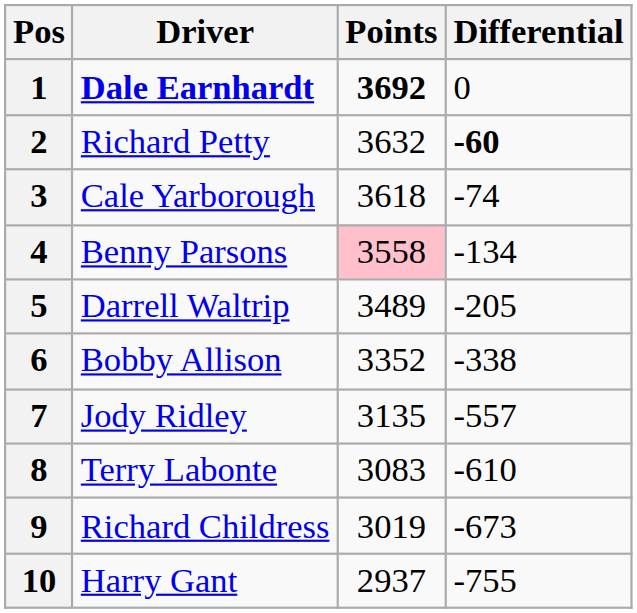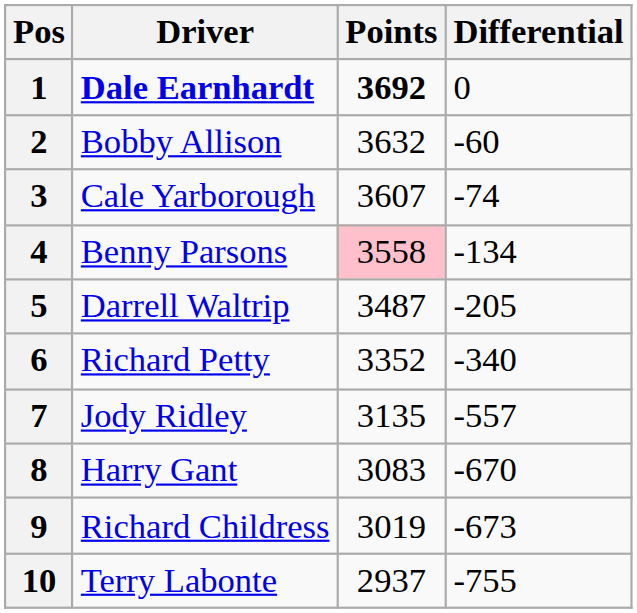(175, 141) Richard Petty -> (181, 141) Bobby Allison
(476, 141) bold -> (476, 141) normal
(391, 196) 3618 -> (391, 196) 3607
(391, 305) 3489 -> (391, 305) 3487
(181, 360) Bobby Allison -> (175, 360) Richard Petty
(485, 360) -338 -> (485, 360) -340
(179, 470) Terry Labonte -> (159, 470) Harry Gant
(485, 470) -610 -> (485, 470) -670
(159, 580) Harry Gant -> (179, 580) Terry Labonte
